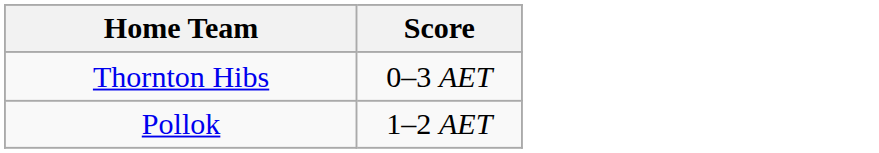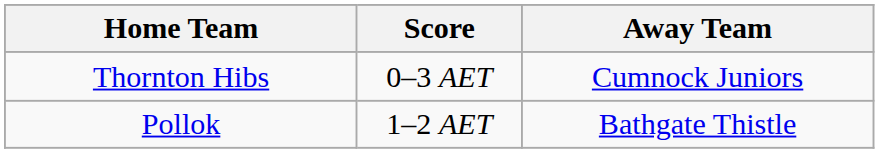+ column: (698, 28)
